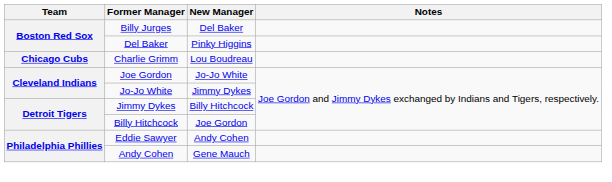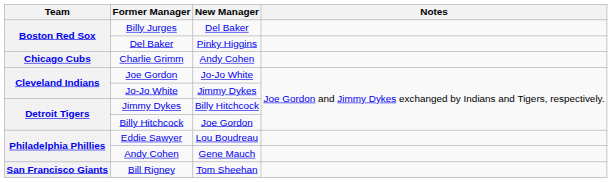(221, 59) Lou Boudreau -> (227, 59) Andy Cohen
(221, 138) Andy Cohen -> (227, 138) Lou Boudreau
+ row: (151, 169)
